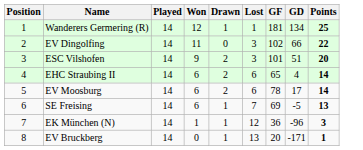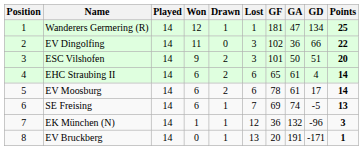+ column: (295, 12)
